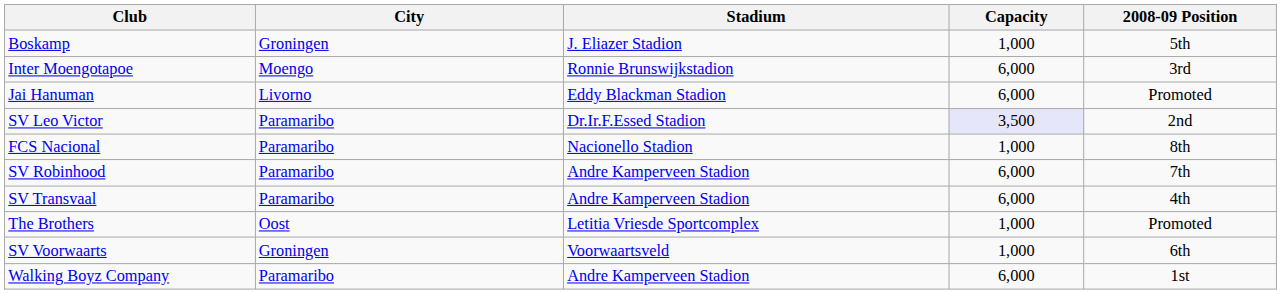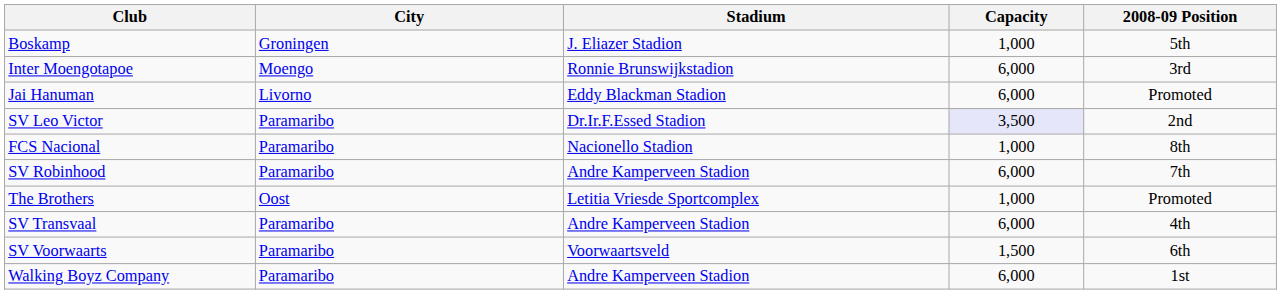rows swapped: (51, 224) <-> (52, 198)
(294, 250) Groningen -> (296, 250) Paramaribo
(1016, 250) 1,000 -> (1016, 250) 1,500
